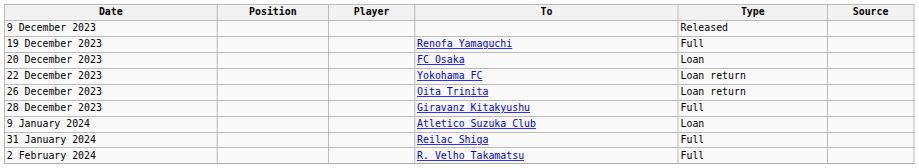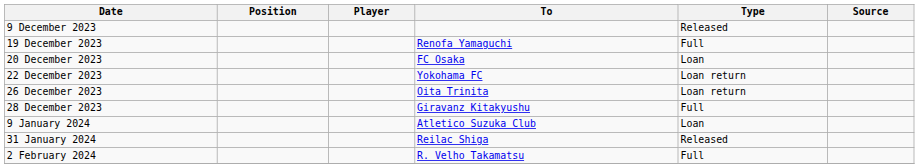(692, 140) Full -> (704, 140) Released
